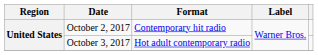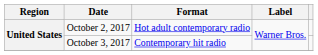(180, 27) Contemporary hit radio -> (192, 27) Hot adult contemporary radio
(192, 43) Hot adult contemporary radio -> (180, 43) Contemporary hit radio
